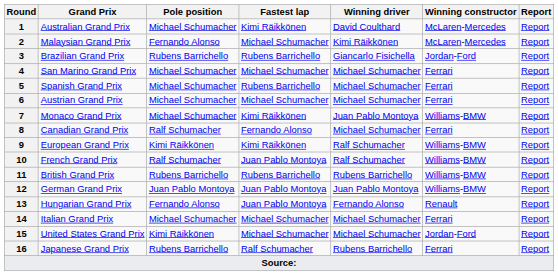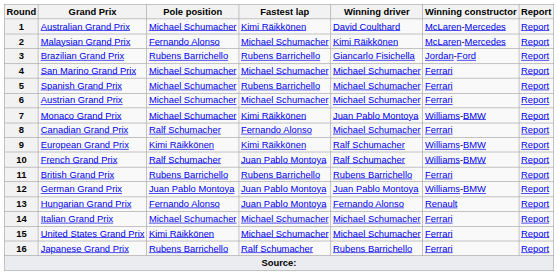(455, 174) Williams-BMW -> (439, 174) Ferrari
(451, 233) Jordan-Ford -> (439, 233) Ferrari
